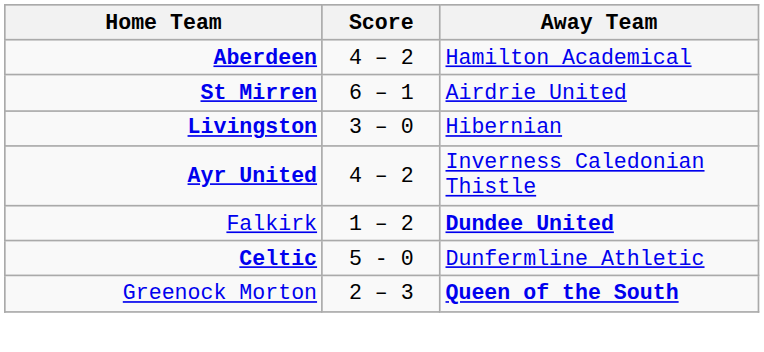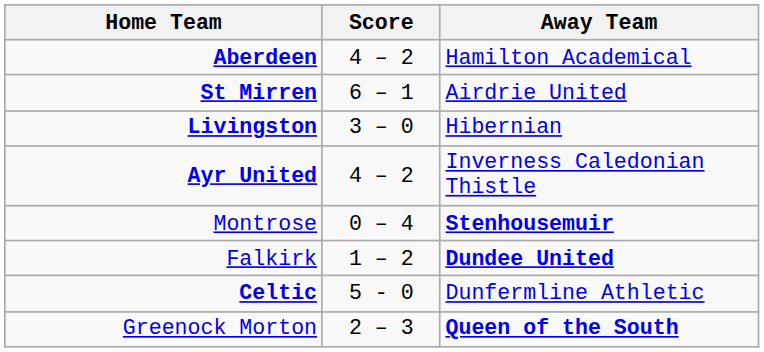+ row: (265, 223)
